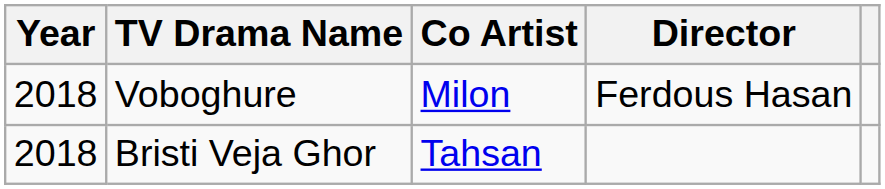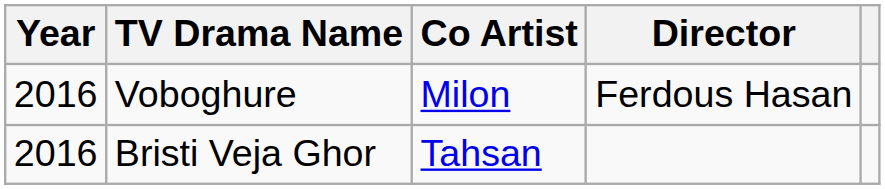(56, 93) 2018 -> (56, 93) 2016
(56, 153) 2018 -> (56, 153) 2016
